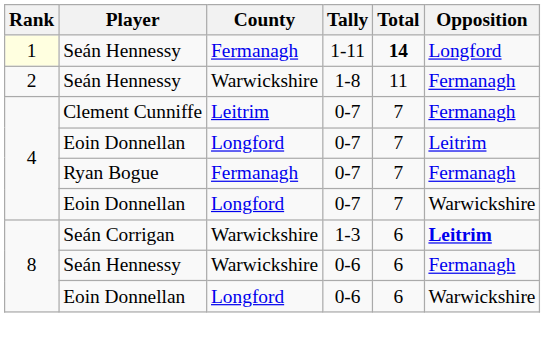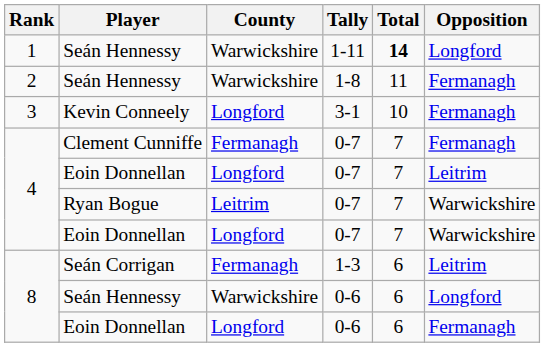(32, 50) lightyellow background -> (32, 50) no background
(255, 50) Fermanagh -> (265, 50) Warwickshire
+ row: (126, 111)
(240, 111) Leitrim -> (255, 142) Fermanagh
(255, 173) Fermanagh -> (240, 204) Leitrim
(472, 173) Fermanagh -> (482, 204) Warwickshire
(265, 234) Warwickshire -> (255, 265) Fermanagh
(460, 234) bold -> (457, 265) normal
(472, 265) Fermanagh -> (465, 296) Longford
(482, 296) Warwickshire -> (472, 326) Fermanagh
